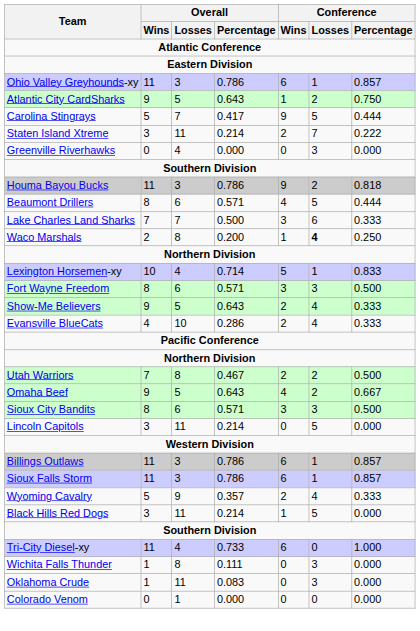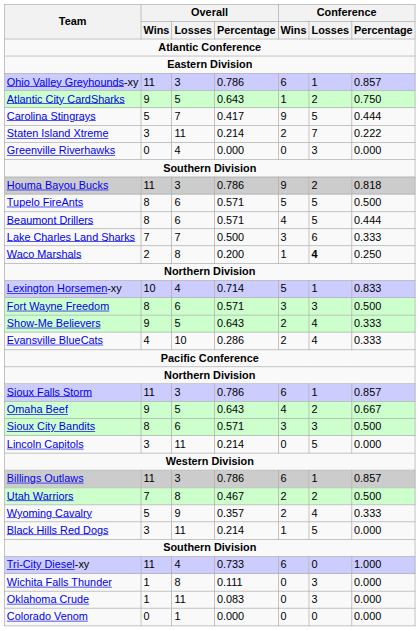+ row: (45, 202)
rows swapped: (49, 479) <-> (40, 375)
